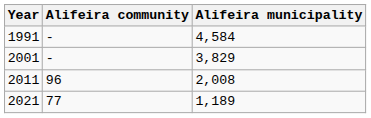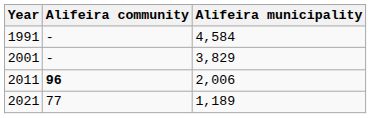(54, 80) normal -> (54, 80) bold
(215, 80) 2,008 -> (215, 80) 2,006
